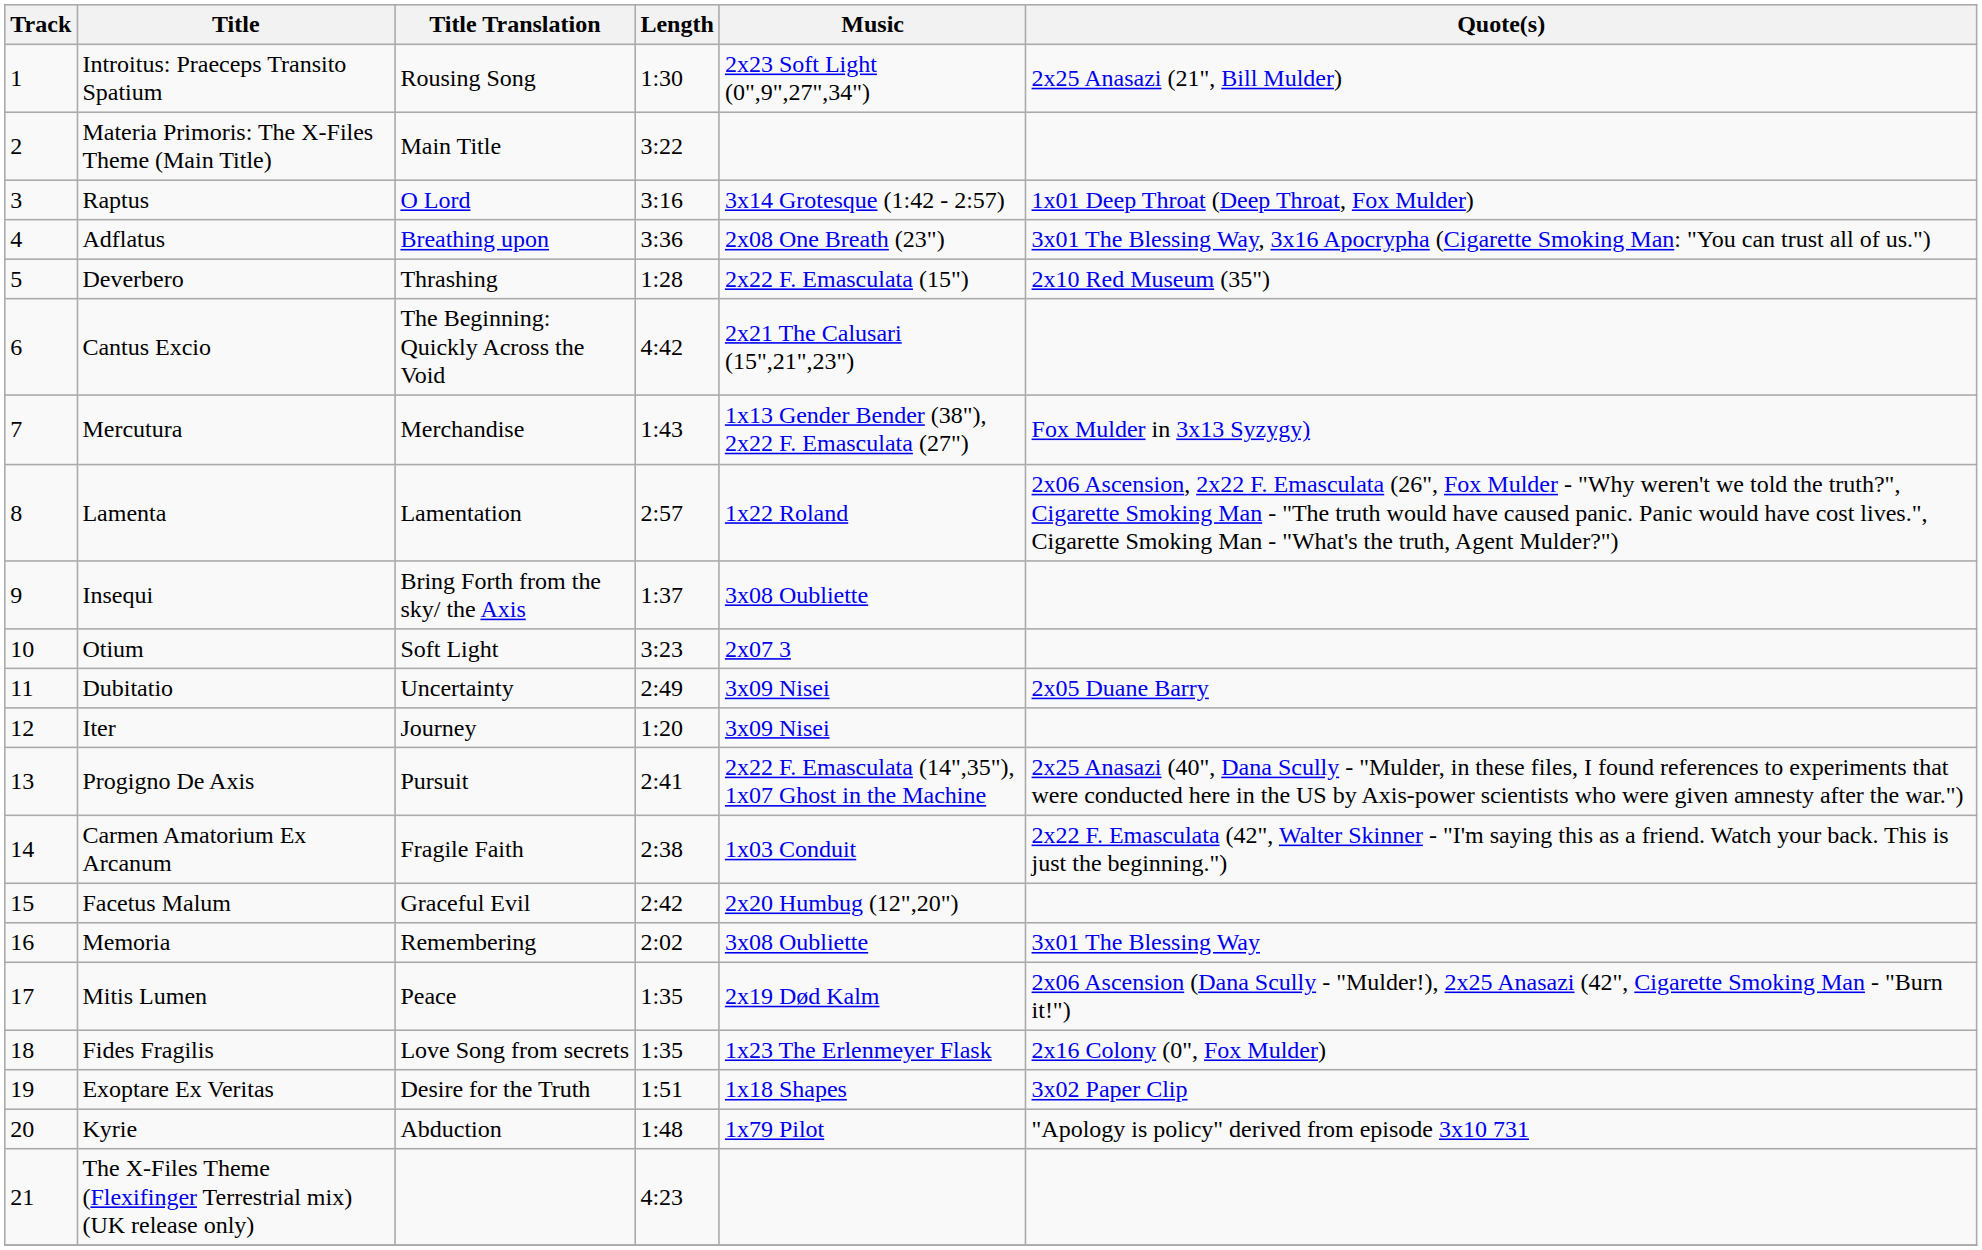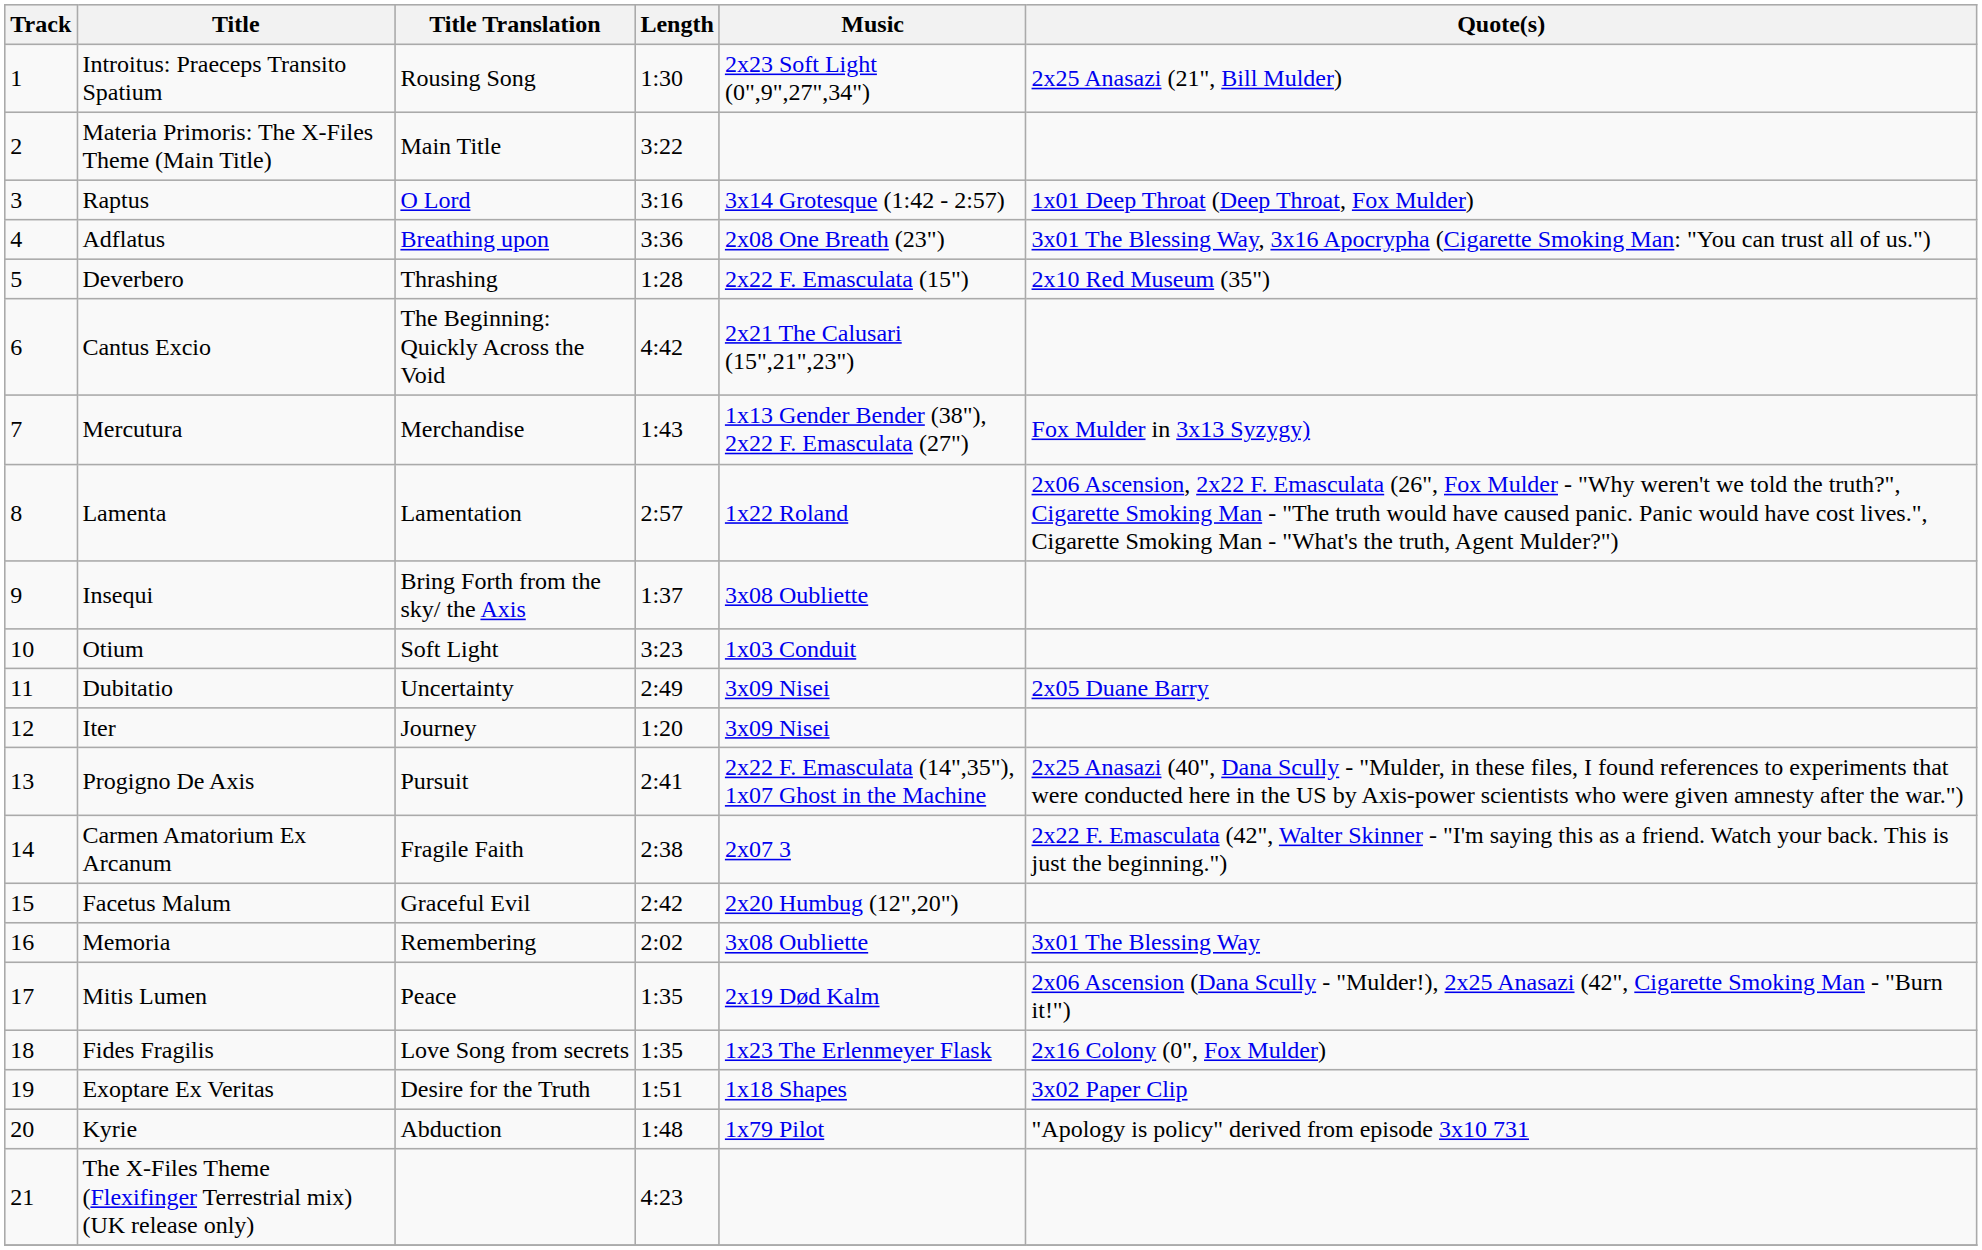(758, 647) 2x07 3 -> (791, 647) 1x03 Conduit
(791, 849) 1x03 Conduit -> (758, 849) 2x07 3
